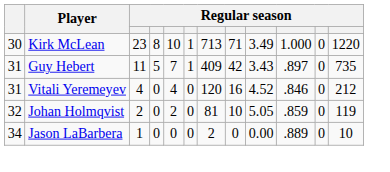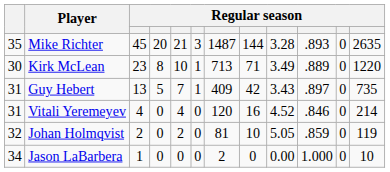+ row: (66, 44)
(296, 44) 1.000 -> (317, 66) .889
(139, 66) 11 -> (139, 89) 13
(346, 89) 212 -> (367, 111) 214
(296, 133) .889 -> (317, 156) 1.000
